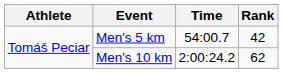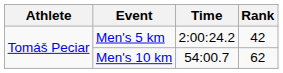(207, 37) 54:00.7 -> (207, 37) 2:00:24.2
(207, 58) 2:00:24.2 -> (207, 58) 54:00.7
